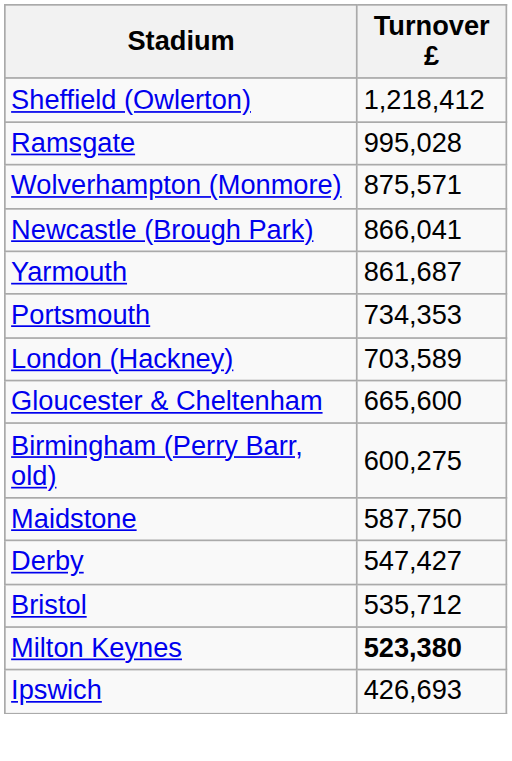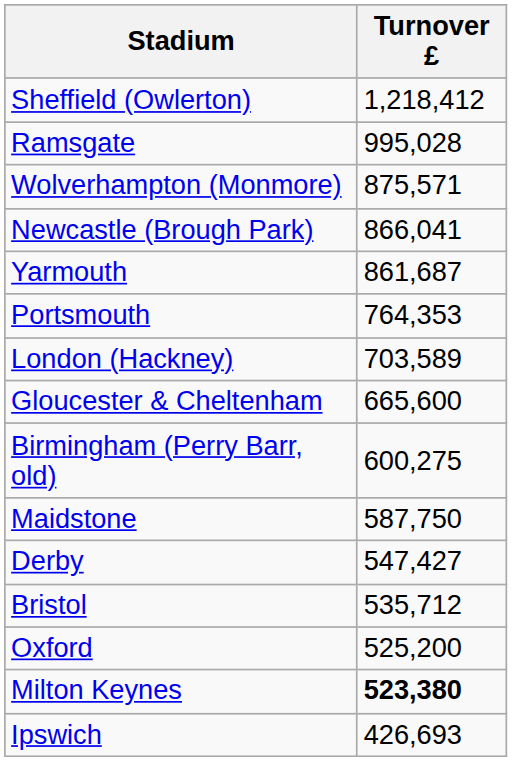(413, 315) 734,353 -> (413, 315) 764,353
+ row: (52, 648)
